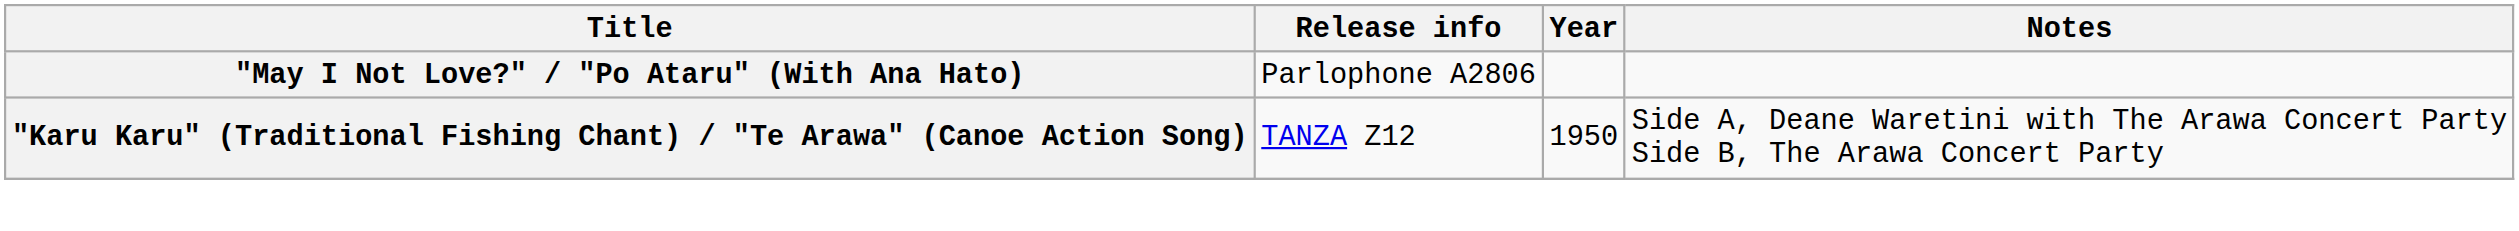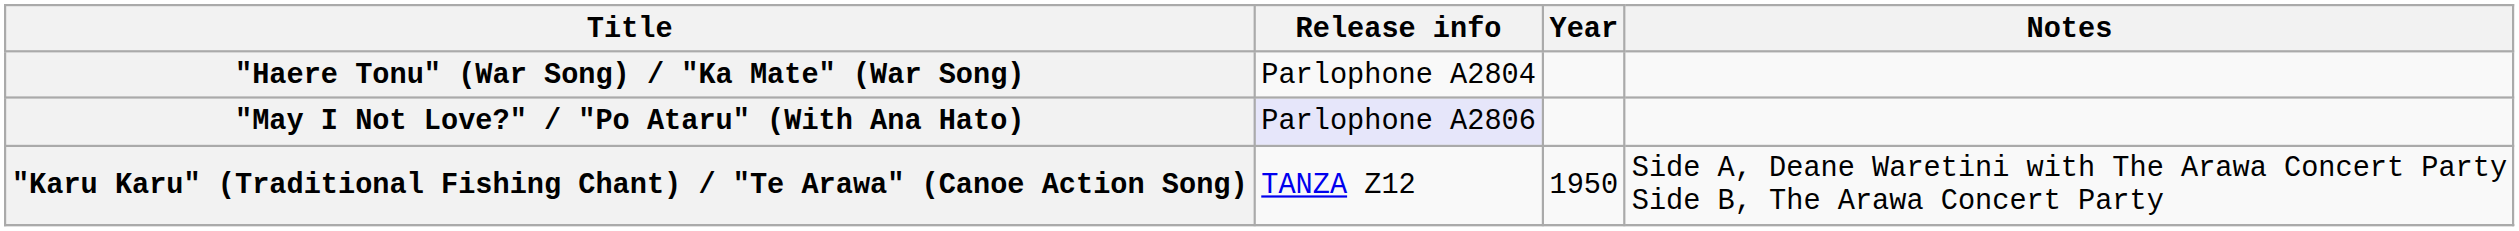+ row: (630, 75)
(1399, 75) no background -> (1399, 122) lavender background
